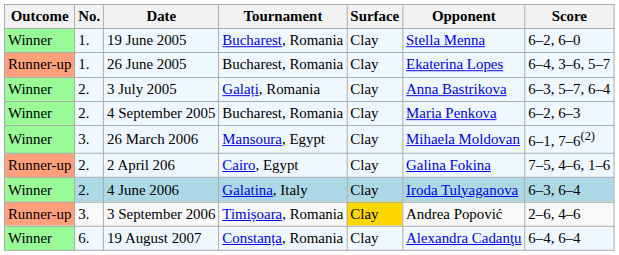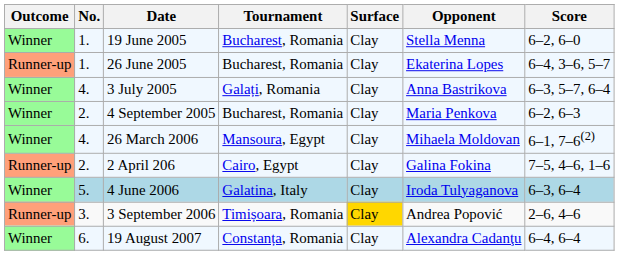(84, 88) 2. -> (84, 88) 4.
(84, 139) 3. -> (84, 139) 4.
(84, 189) 2. -> (84, 189) 5.
